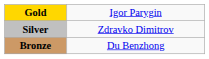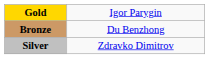rows swapped: (35, 29) <-> (35, 45)
